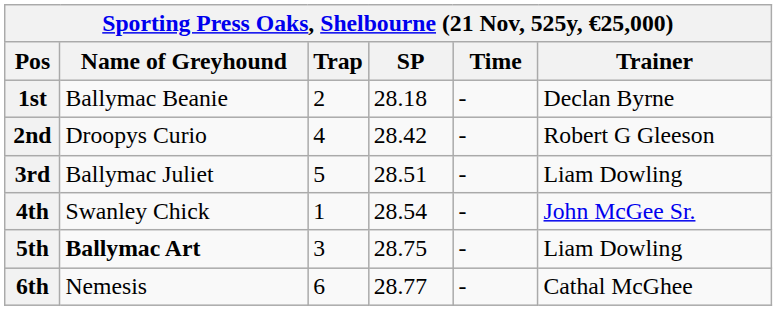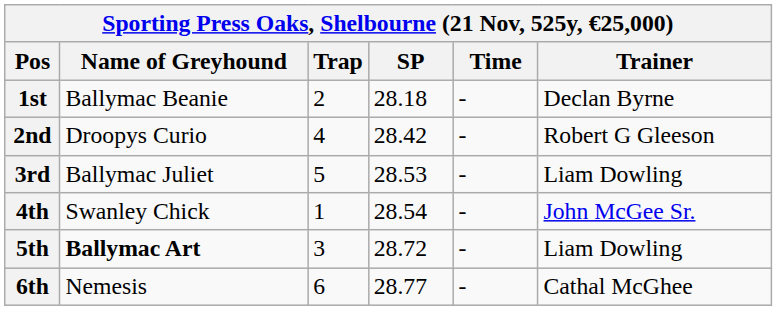(400, 173) 28.51 -> (400, 173) 28.53
(400, 248) 28.75 -> (400, 248) 28.72
